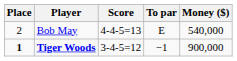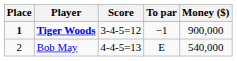rows swapped: (66, 47) <-> (57, 30)
